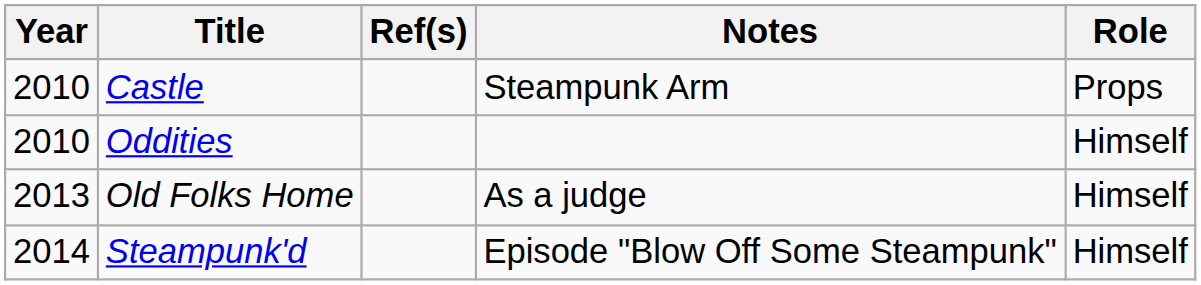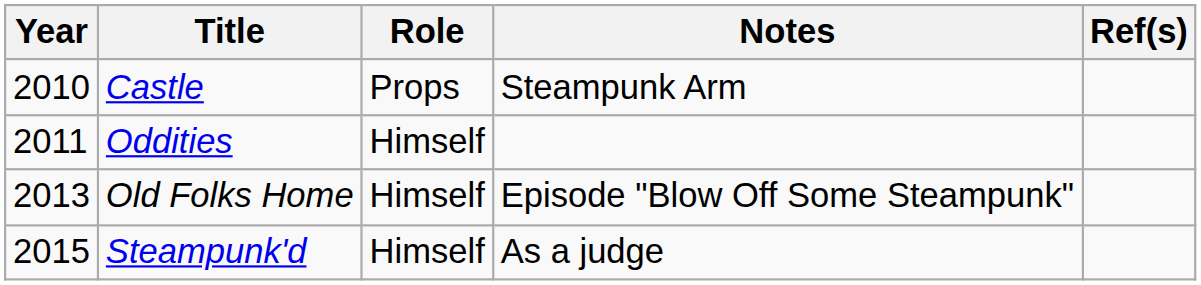columns swapped: (1130, 31) <-> (419, 31)
(51, 141) 2010 -> (50, 141) 2011
(565, 196) As a judge -> (787, 196) Episode "Blow Off Some Steampunk"
(51, 251) 2014 -> (51, 251) 2015
(770, 251) Episode "Blow Off Some Steampunk" -> (582, 251) As a judge
